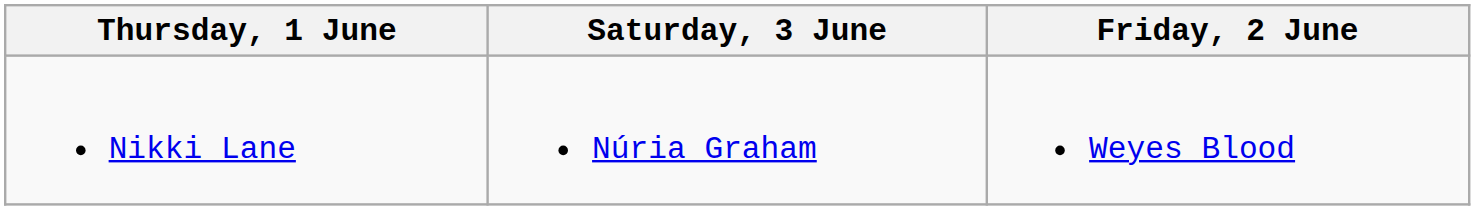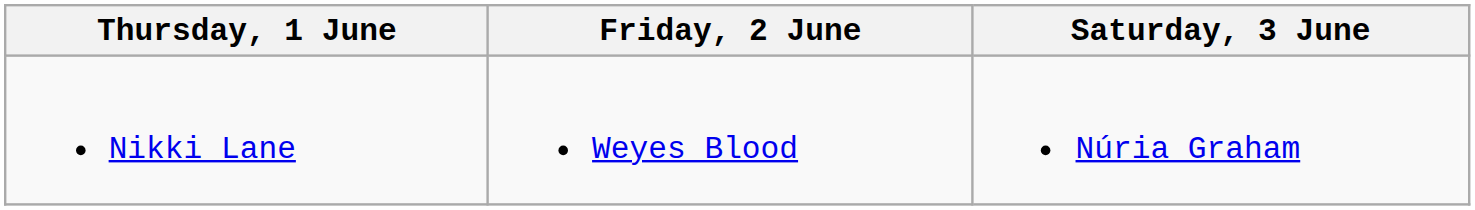columns swapped: (1227, 31) <-> (737, 31)
